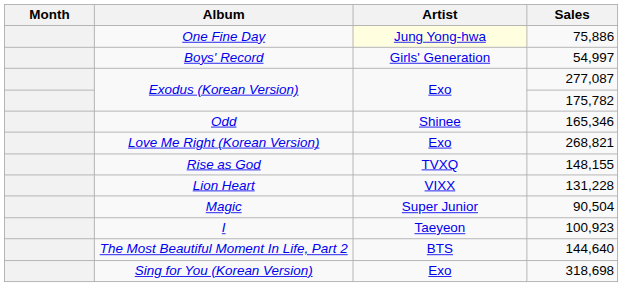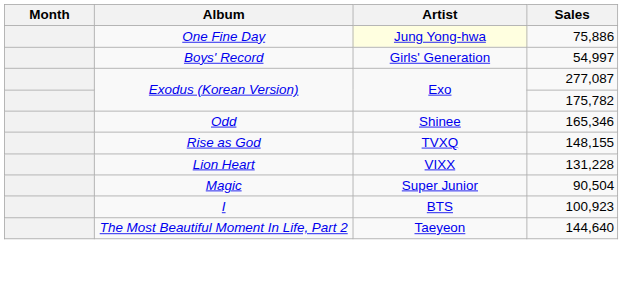- row: (224, 143)
(440, 228) Taeyeon -> (440, 206) BTS
(440, 249) BTS -> (440, 228) Taeyeon
- row: (224, 270)
